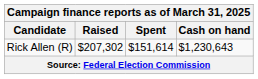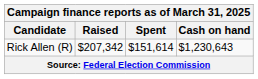(100, 47) $207,302 -> (100, 47) $207,342
